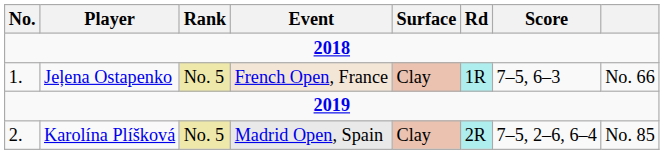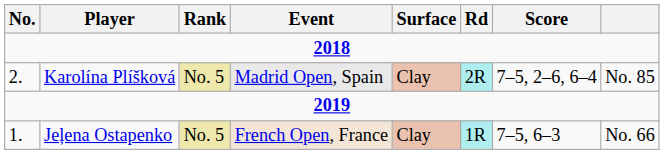rows swapped: (108, 76) <-> (110, 134)
